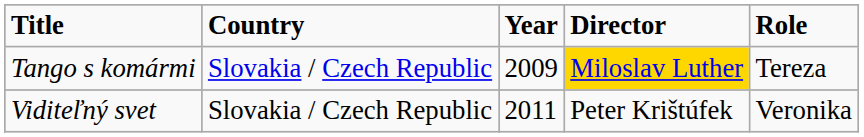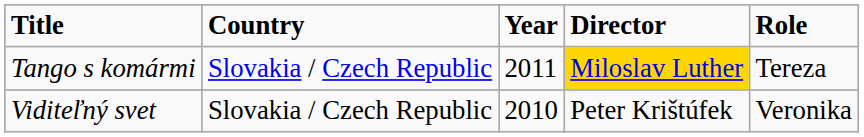(531, 68) 2009 -> (531, 68) 2011
(531, 110) 2011 -> (531, 110) 2010
